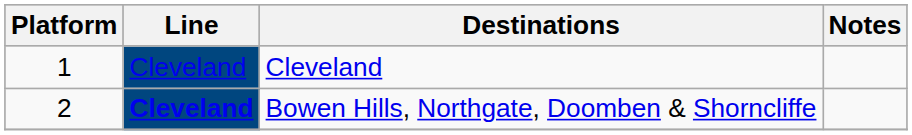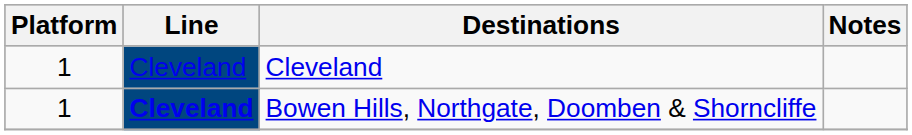(64, 108) 2 -> (64, 108) 1
